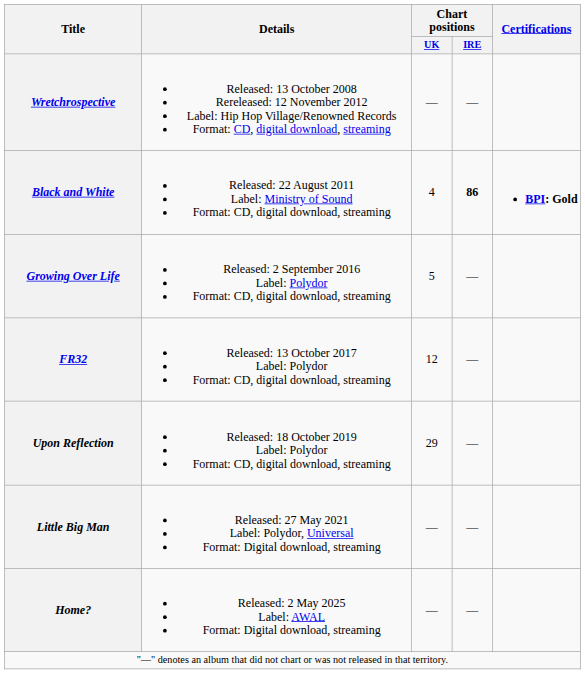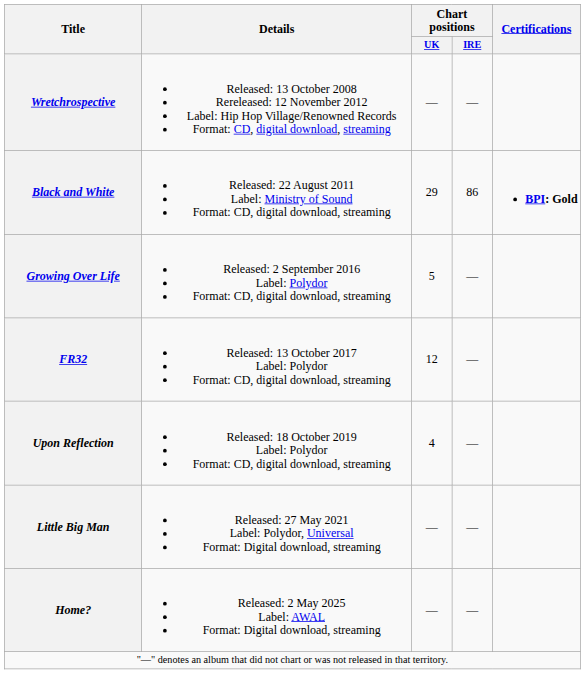(432, 192) 4 -> (432, 192) 29
(472, 192) bold -> (472, 192) normal
(432, 443) 29 -> (432, 443) 4
